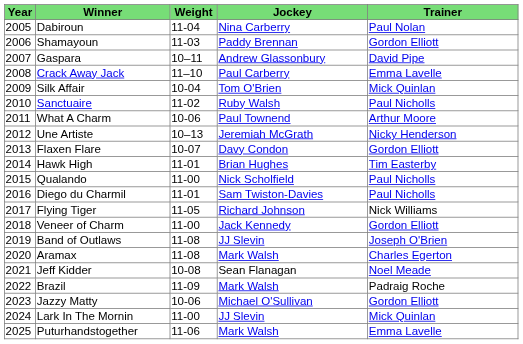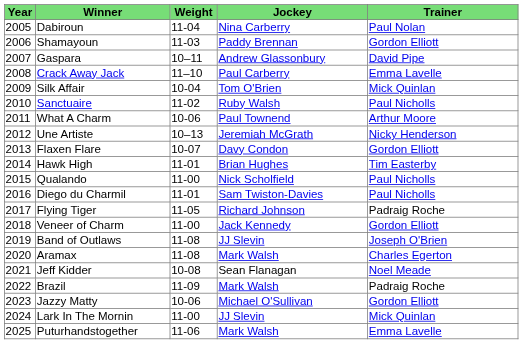(403, 210) Nick Williams -> (407, 210) Padraig Roche
